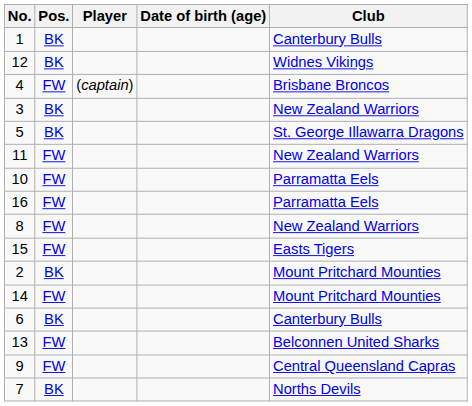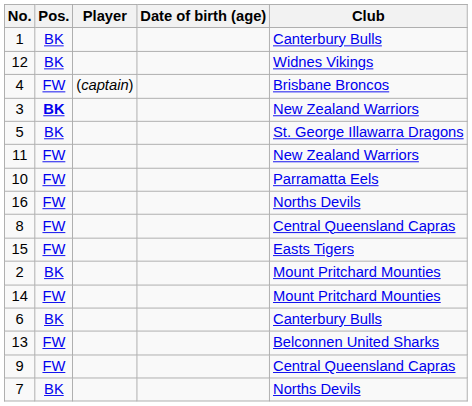(54, 109) normal -> (54, 109) bold
(326, 202) Parramatta Eels -> (317, 202) Norths Devils
(346, 226) New Zealand Warriors -> (364, 226) Central Queensland Capras
